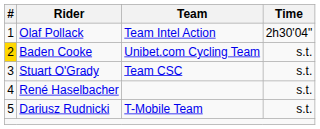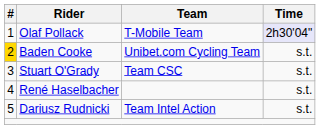(170, 33) Team Intel Action -> (164, 33) T-Mobile Team
(289, 33) no background -> (289, 33) lavender background
(164, 109) T-Mobile Team -> (170, 109) Team Intel Action
